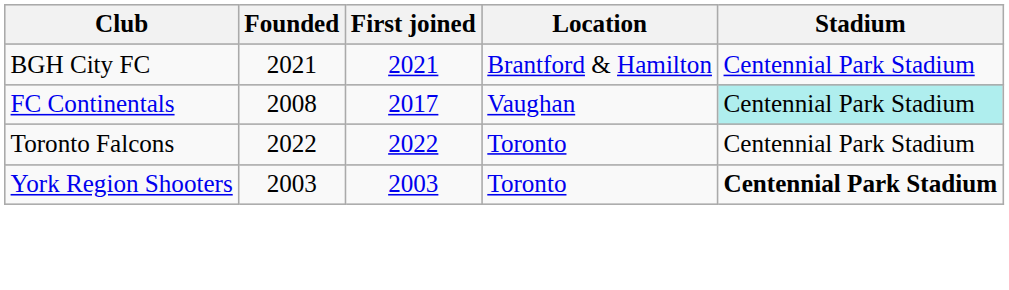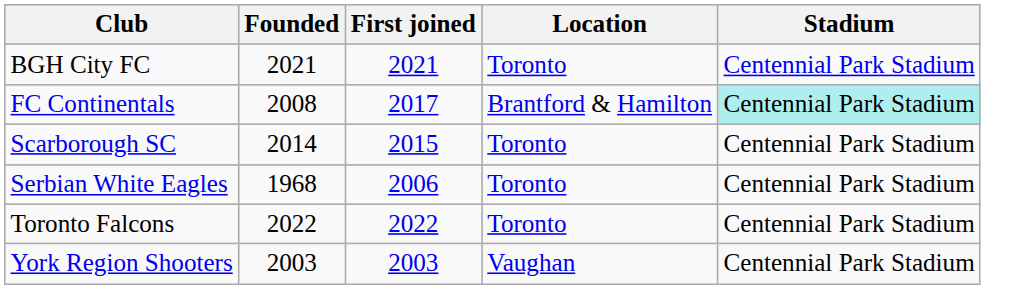(600, 64) Brantford & Hamilton -> (527, 64) Toronto
(531, 104) Vaughan -> (600, 104) Brantford & Hamilton
+ row: (93, 143)
+ row: (119, 183)
(527, 183) Toronto -> (531, 263) Vaughan
(860, 183) bold -> (849, 263) normal
